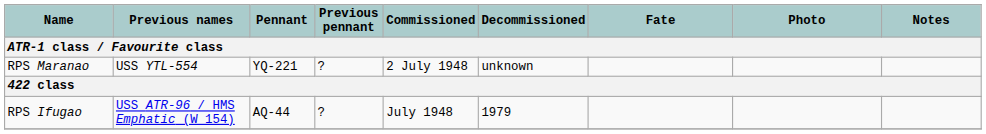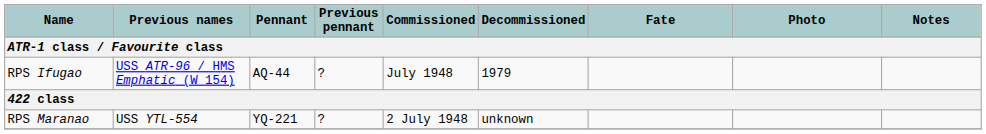rows swapped: (45, 112) <-> (48, 67)
